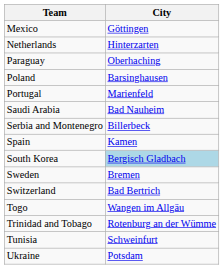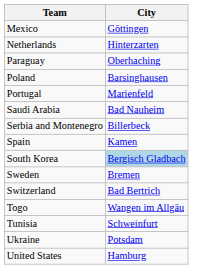- row: (49, 223)
+ row: (34, 256)
